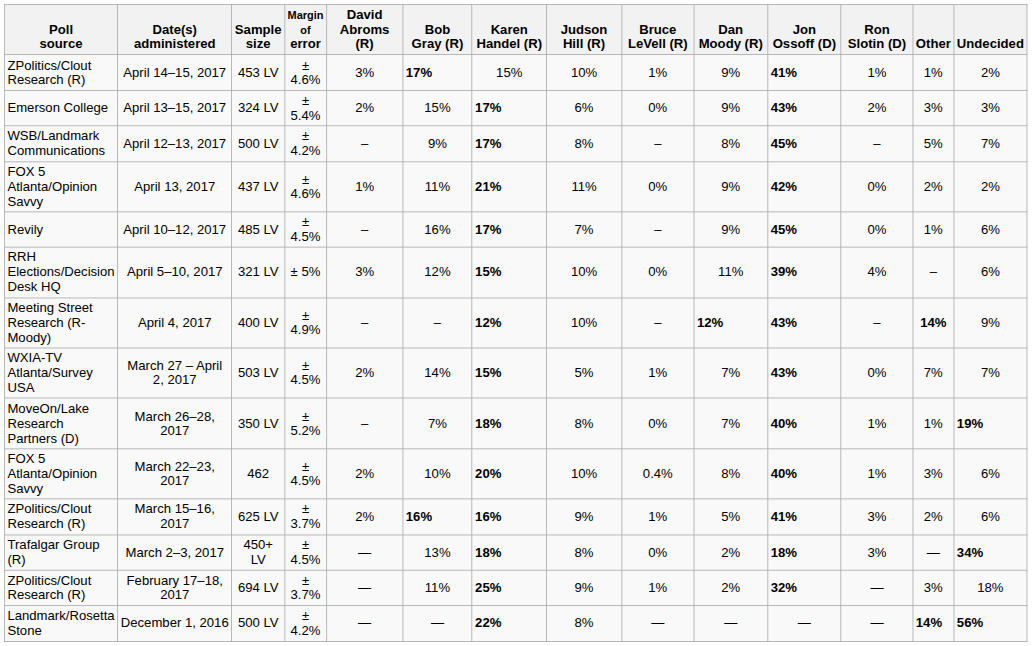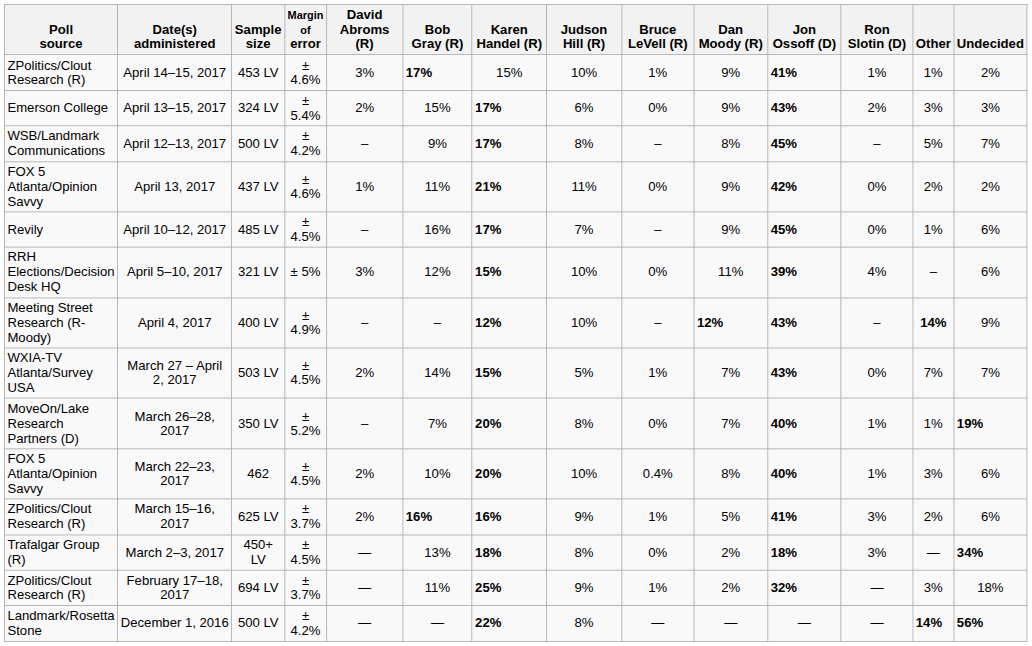(488, 423) 18% -> (488, 423) 20%
